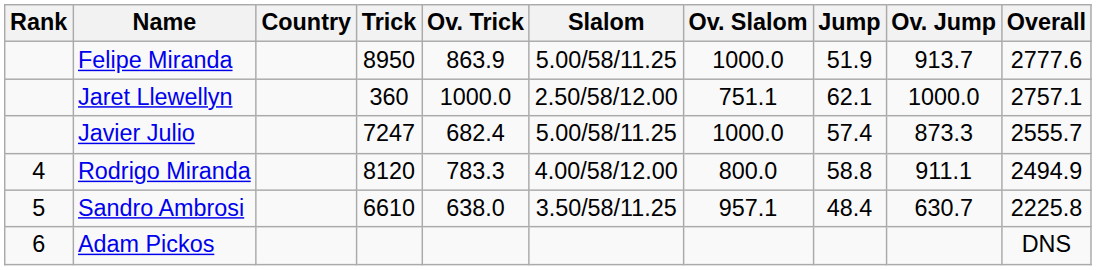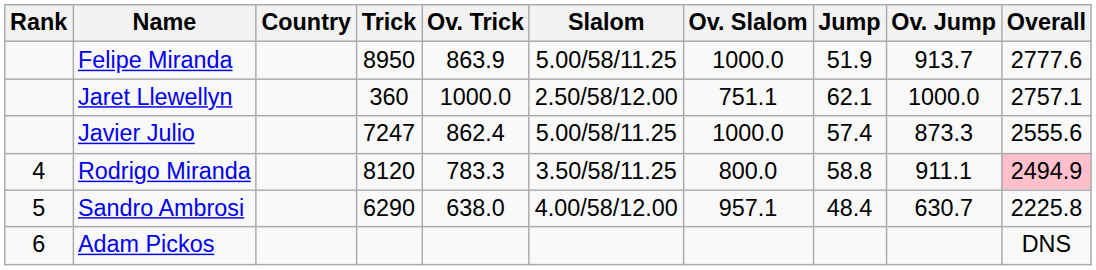(476, 134) 682.4 -> (476, 134) 862.4
(1046, 134) 2555.7 -> (1046, 134) 2555.6
(606, 171) 4.00/58/12.00 -> (606, 171) 3.50/58/11.25
(1046, 171) no background -> (1046, 171) pink background
(389, 208) 6610 -> (389, 208) 6290
(606, 208) 3.50/58/11.25 -> (606, 208) 4.00/58/12.00
